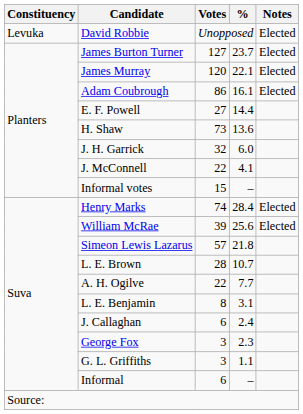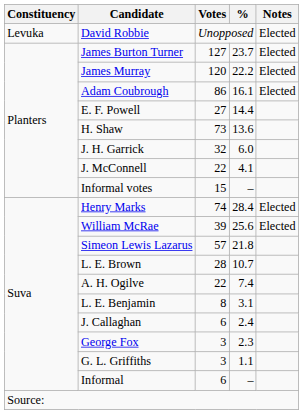(243, 71) 22.1 -> (243, 71) 22.2
(246, 284) 7.7 -> (246, 284) 7.4
